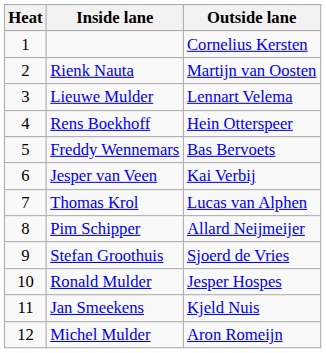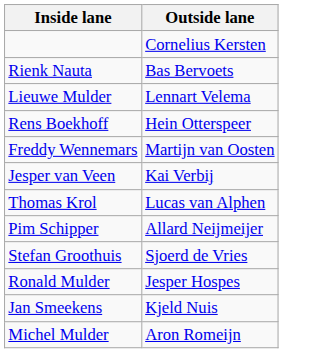- column: (25, 17)
(252, 70) Martijn van Oosten -> (189, 70) Bas Bervoets
(231, 149) Bas Bervoets -> (210, 149) Martijn van Oosten
